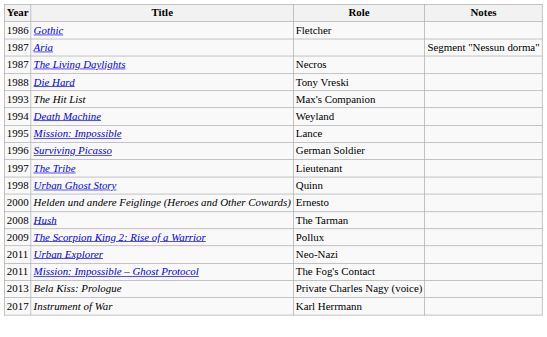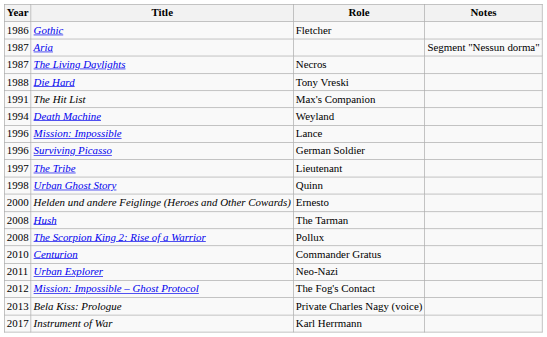(18, 99) 1993 -> (18, 99) 1991
(18, 133) 1995 -> (18, 133) 1996
(18, 237) 2009 -> (18, 237) 2008
+ row: (56, 254)
(18, 271) 2011 -> (18, 289) 2012
